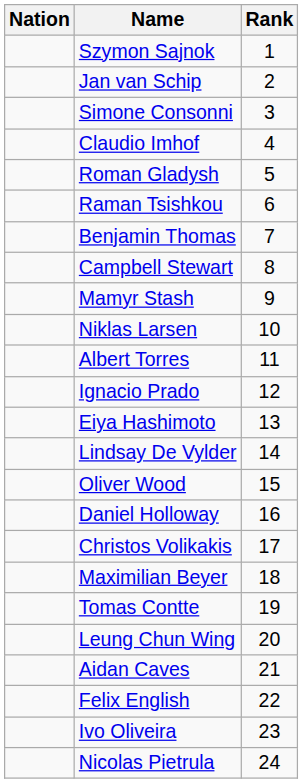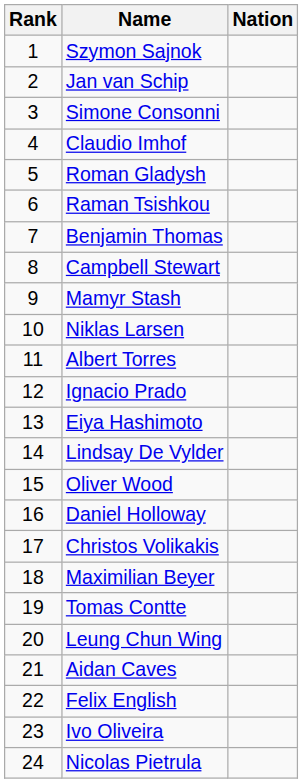columns swapped: (269, 19) <-> (39, 19)
